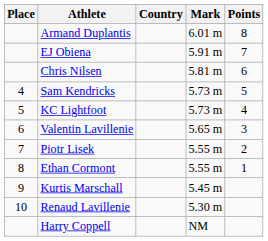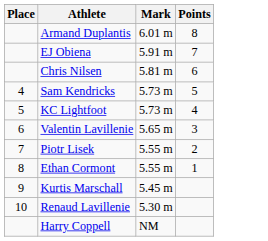- column: (161, 14)
